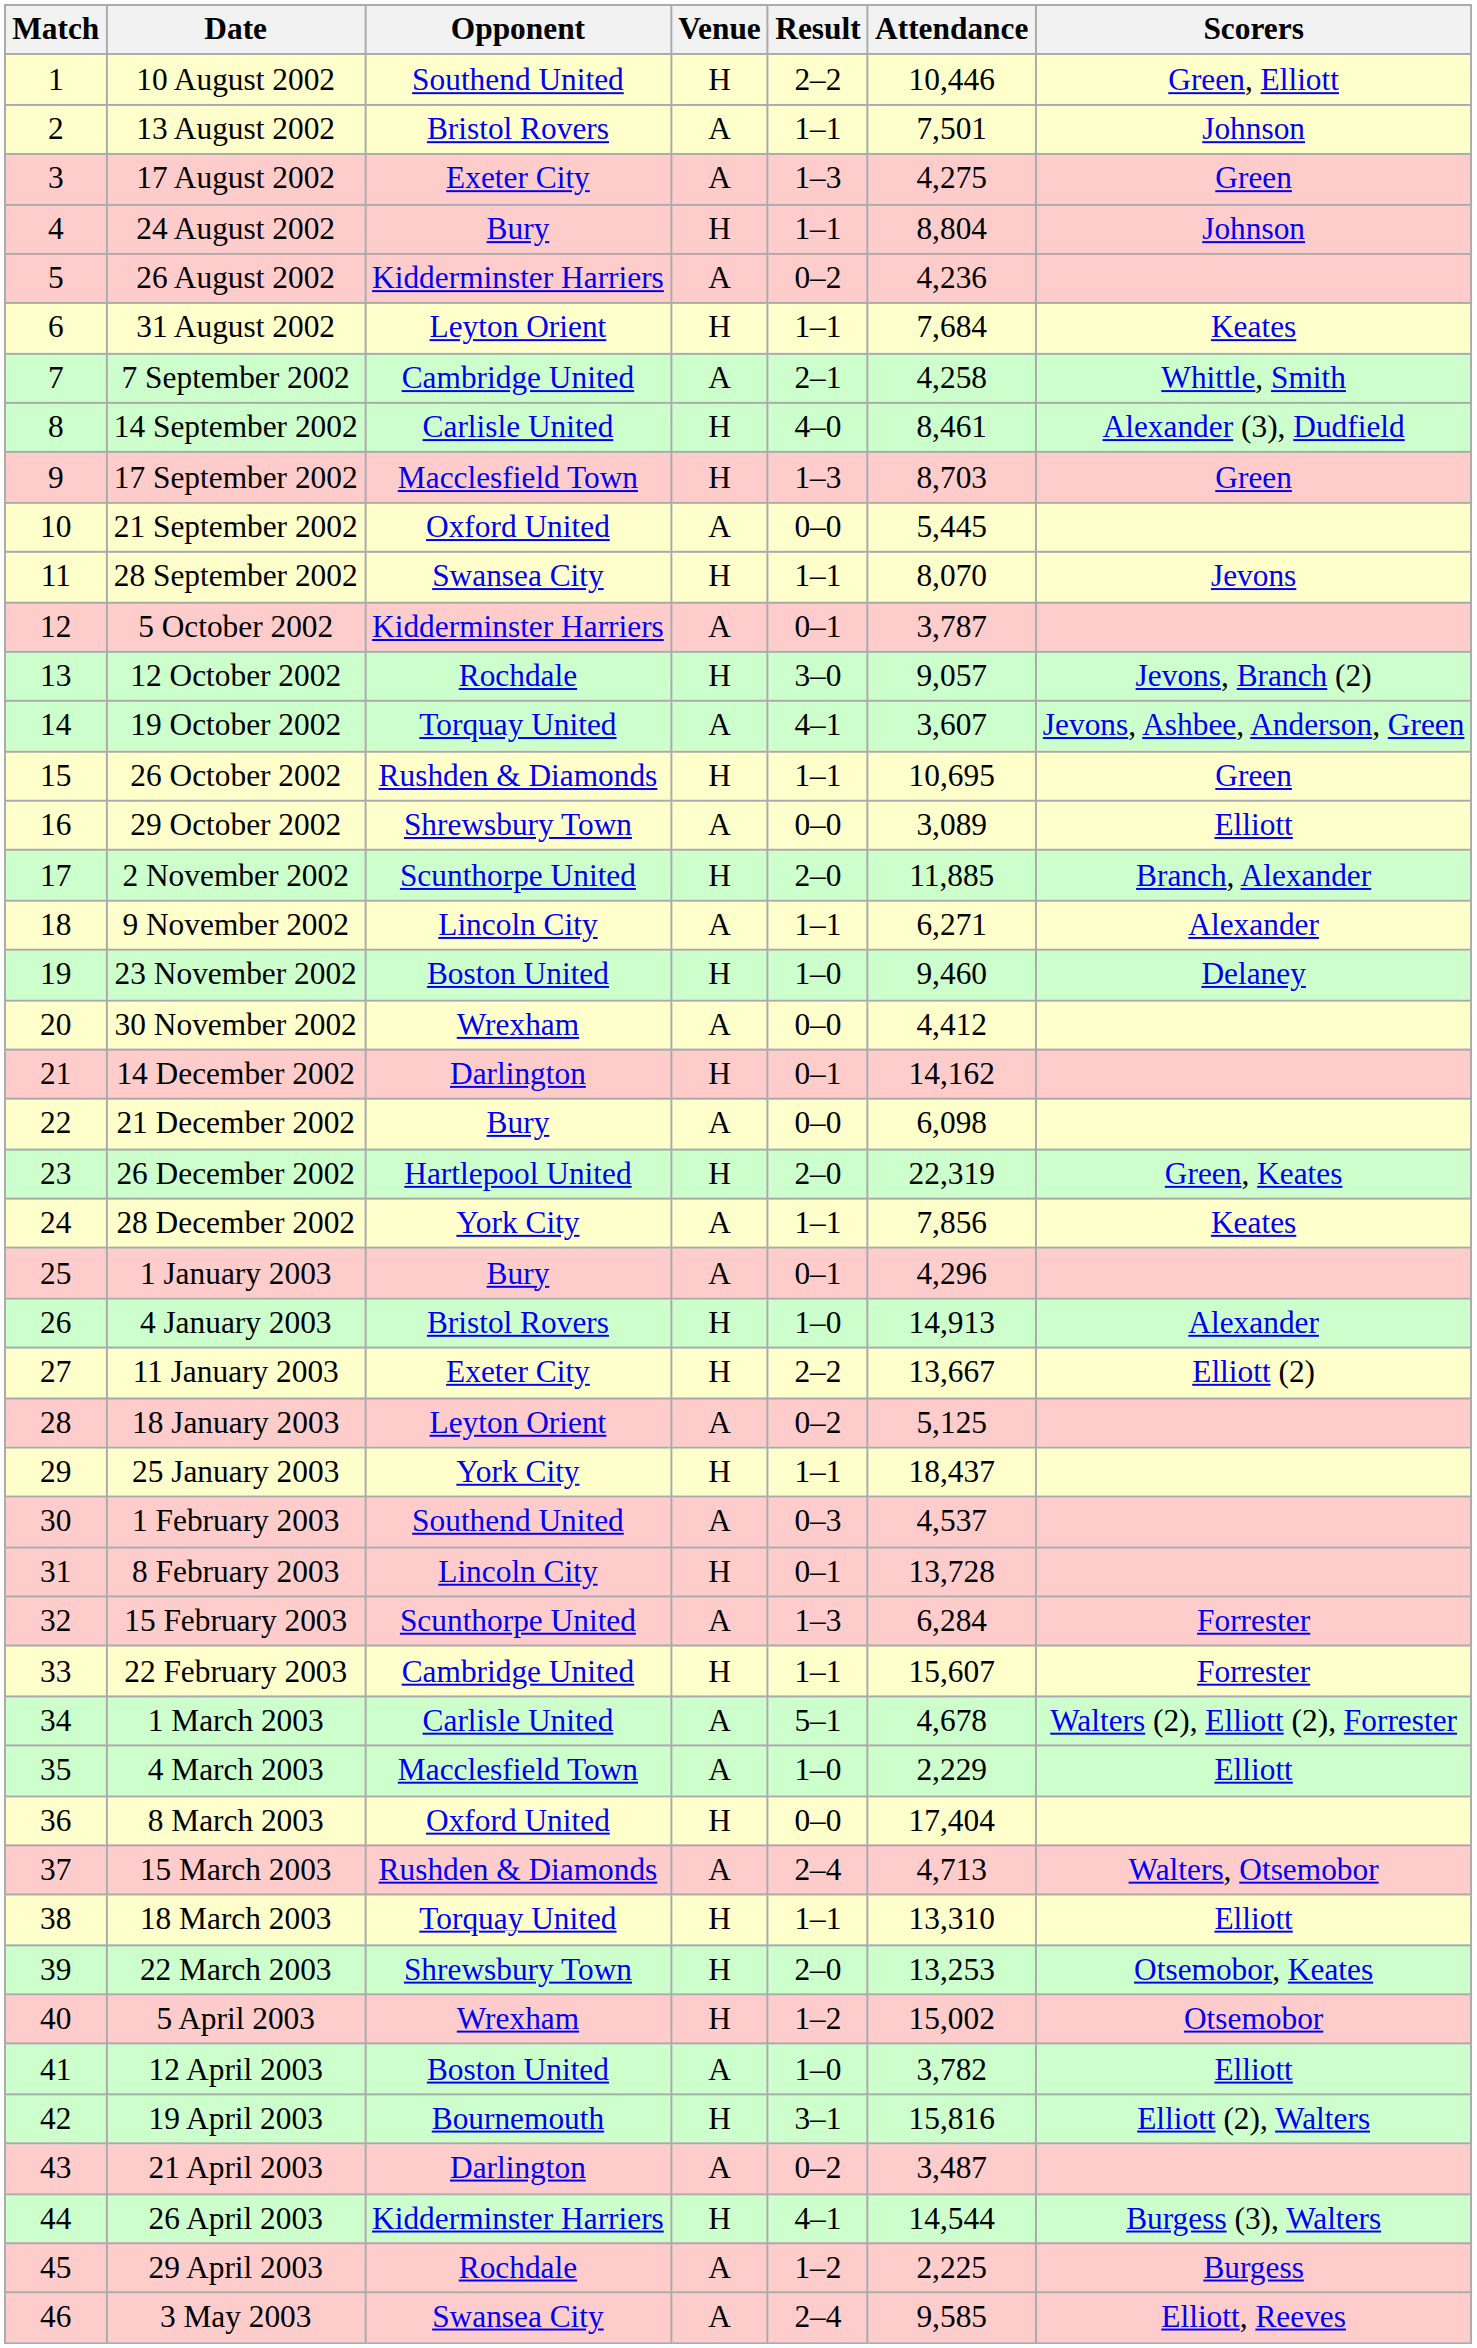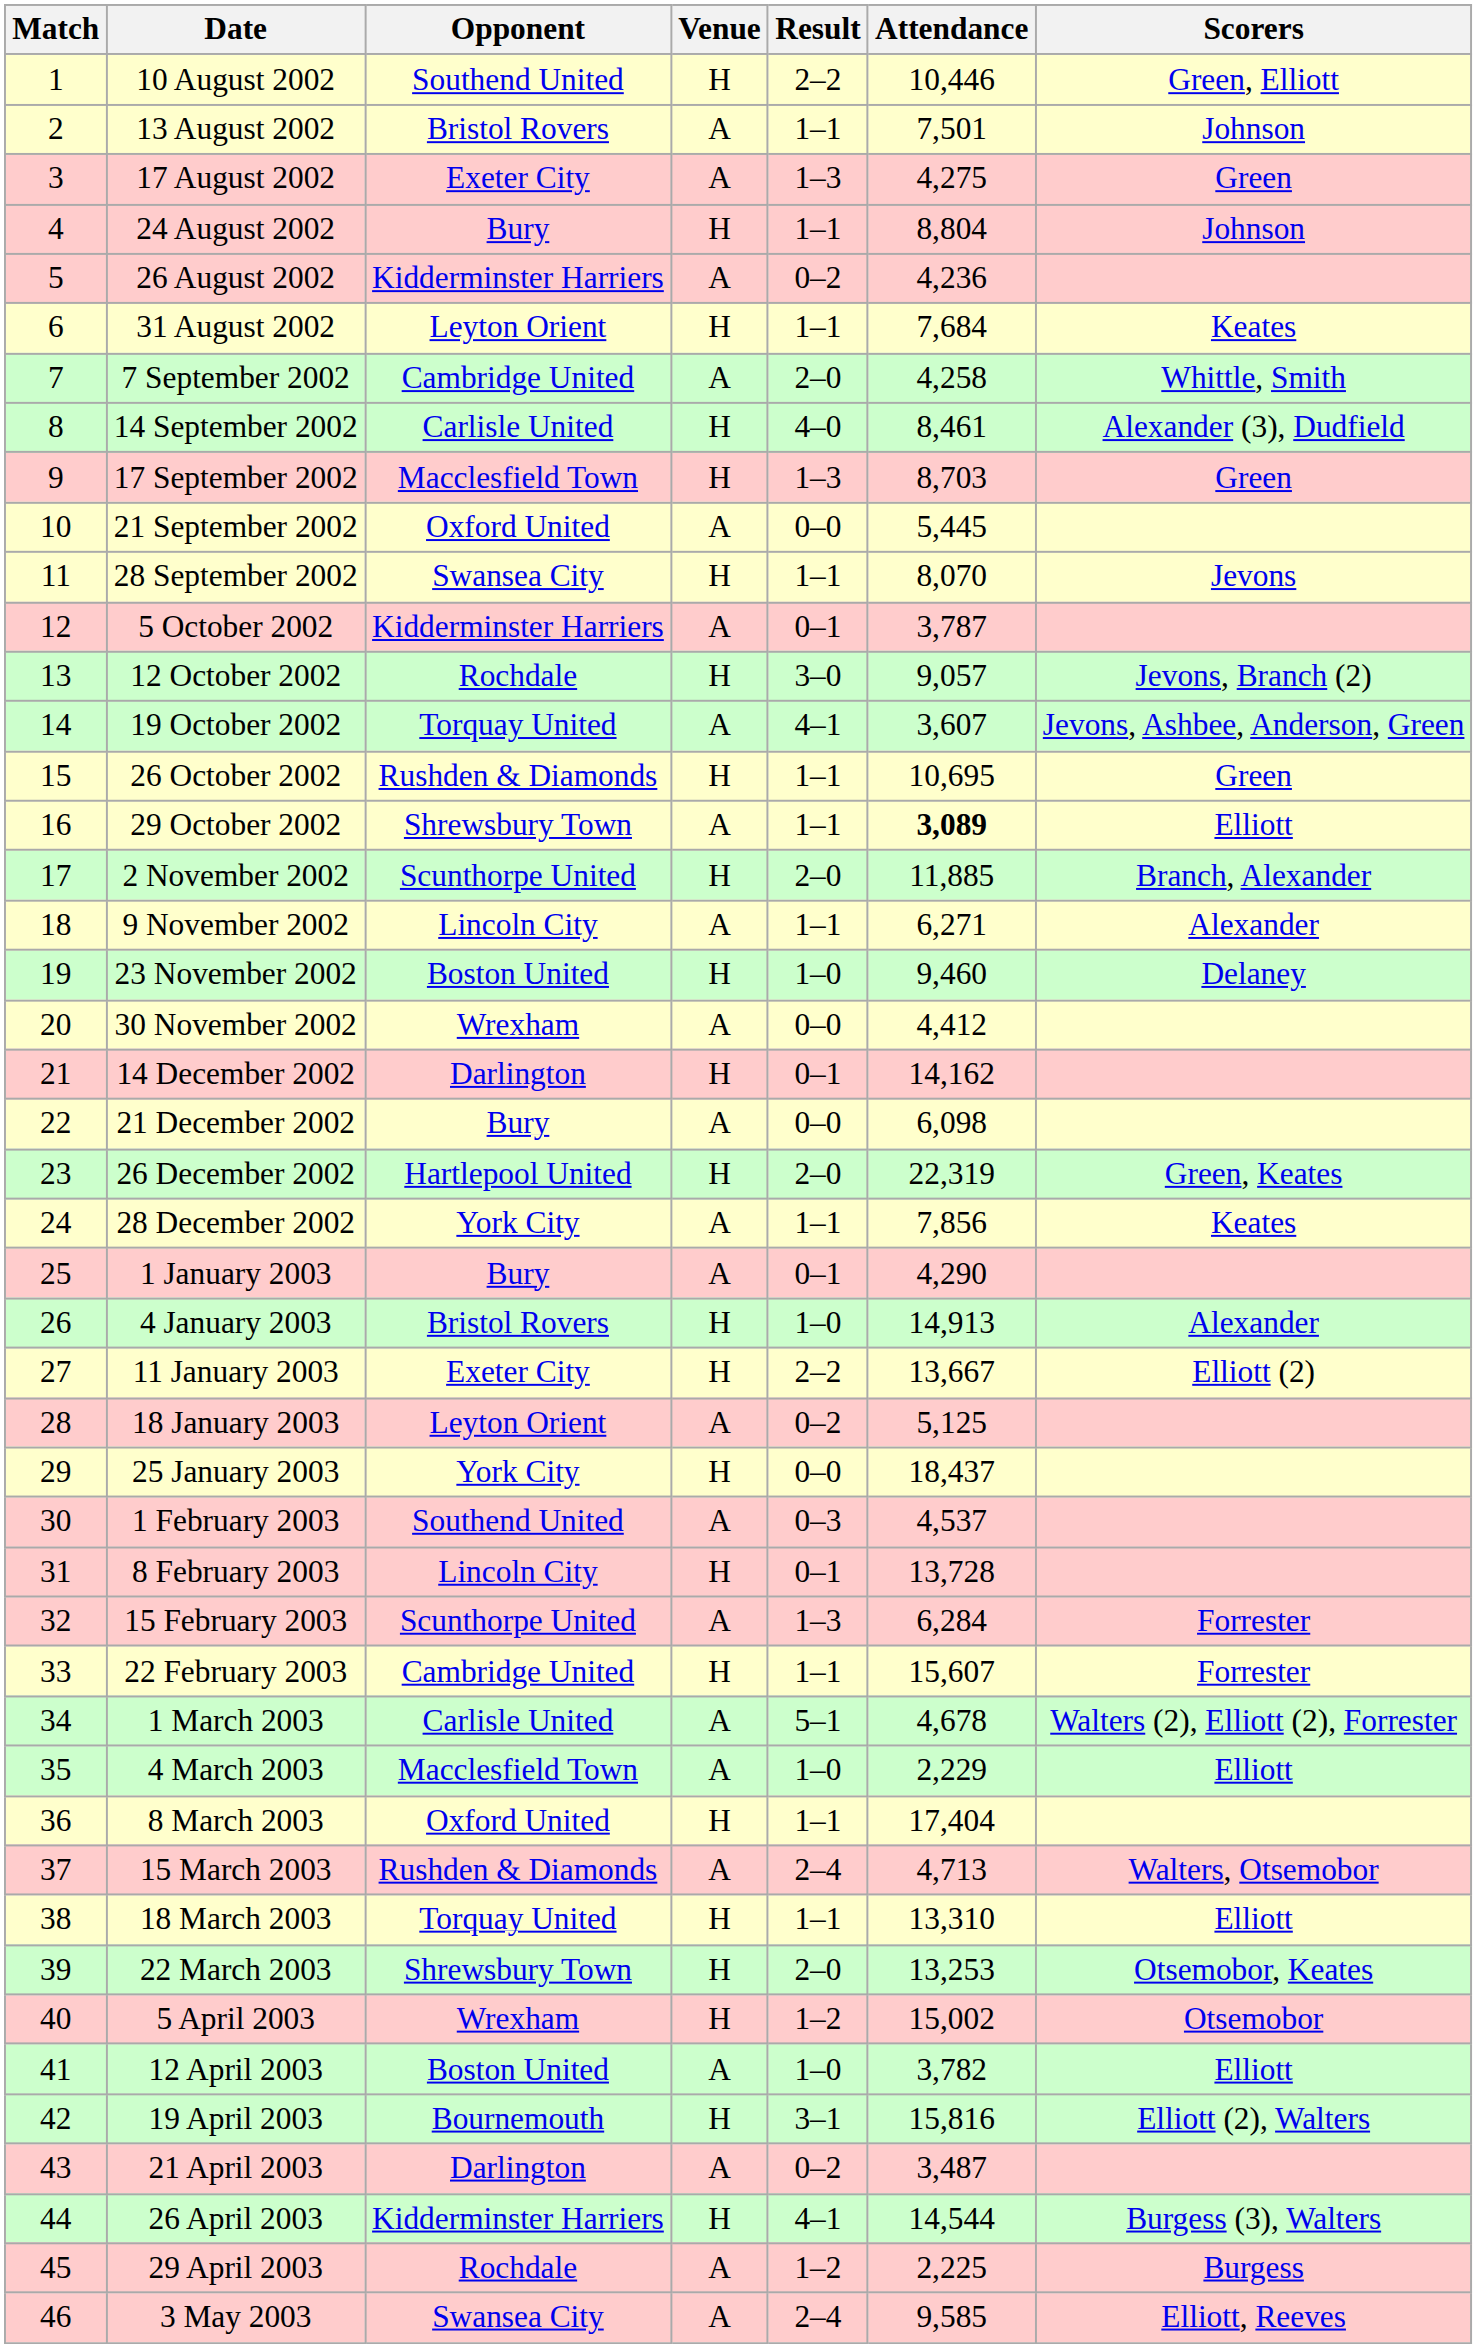(818, 377) 2–1 -> (818, 377) 2–0
(818, 825) 0–0 -> (818, 825) 1–1
(952, 825) normal -> (952, 825) bold
(952, 1272) 4,296 -> (952, 1272) 4,290
(818, 1471) 1–1 -> (818, 1471) 0–0
(818, 1819) 0–0 -> (818, 1819) 1–1
